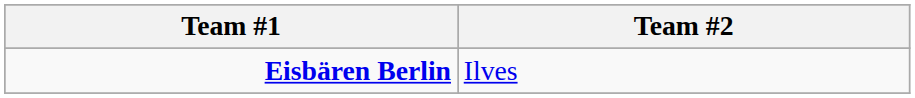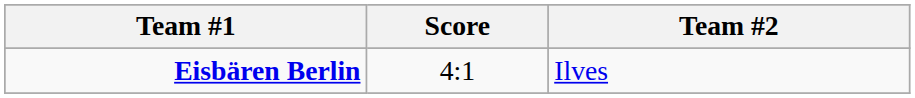+ column: (457, 26)
